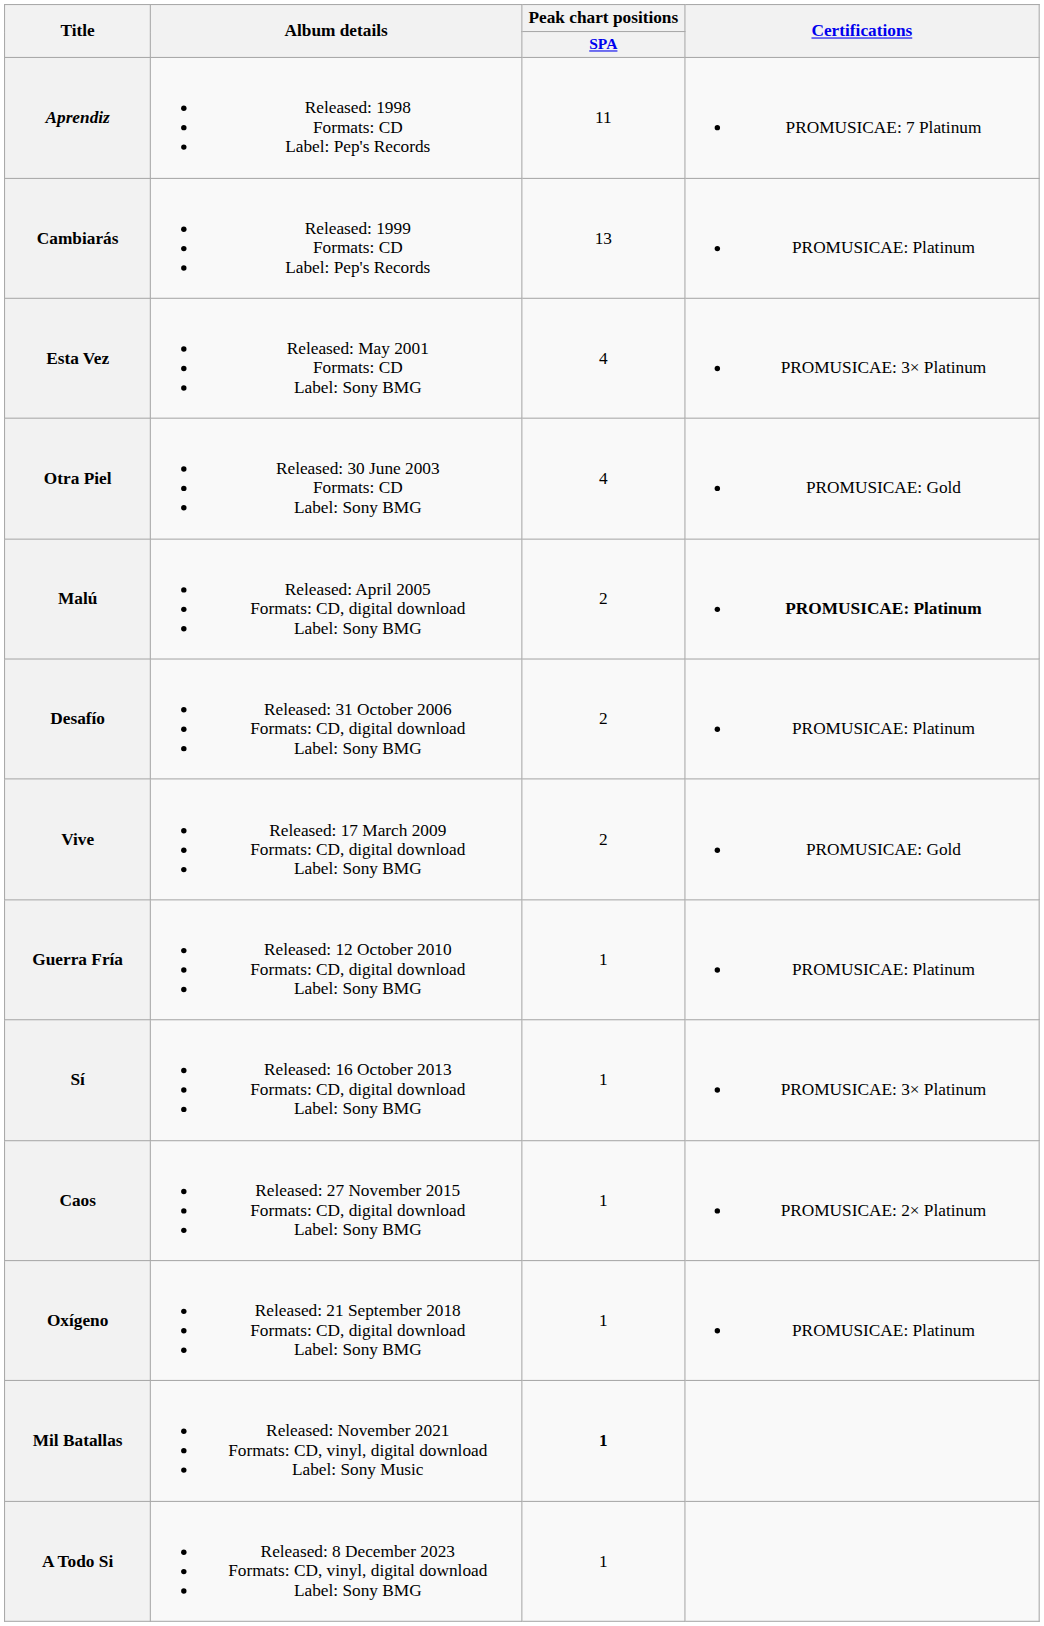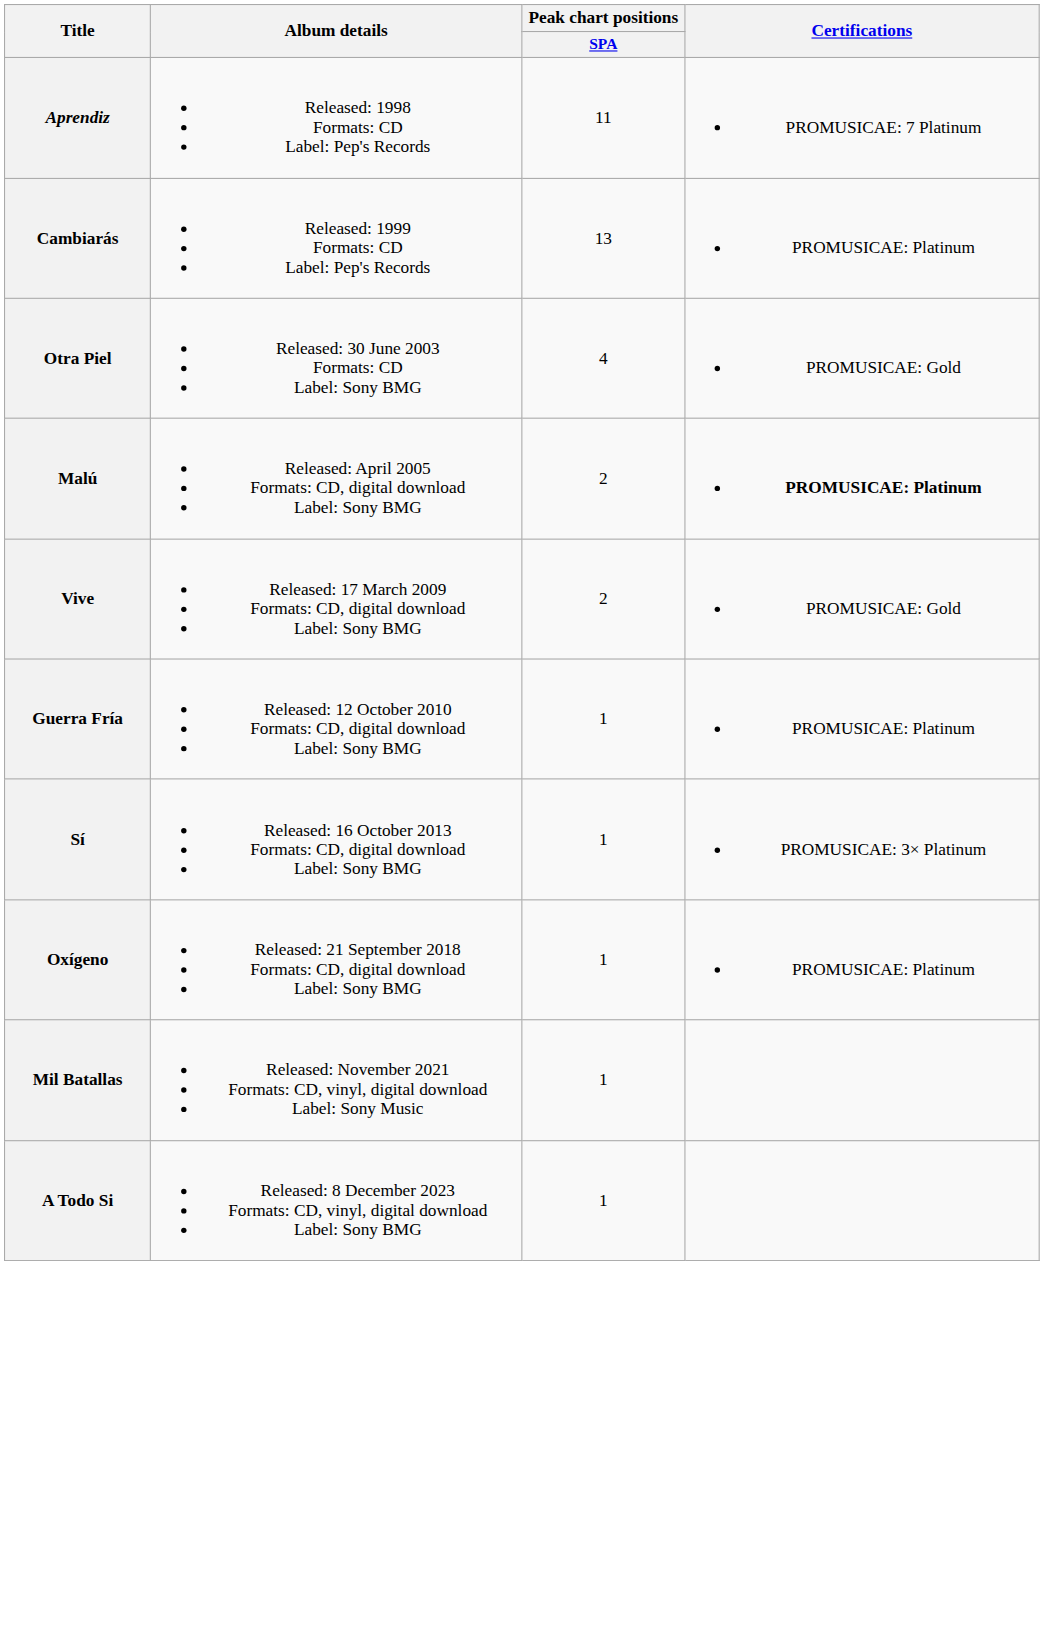- row: (78, 358)
- row: (78, 719)
- row: (78, 1200)
(603, 1440) bold -> (603, 1079) normal
